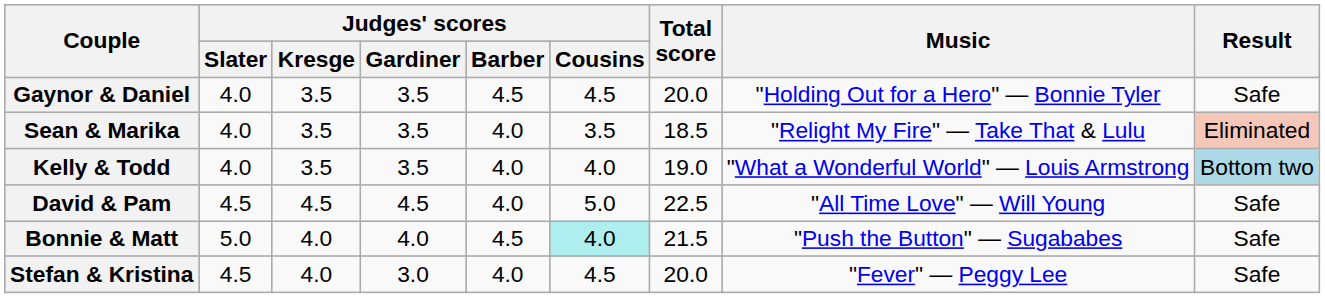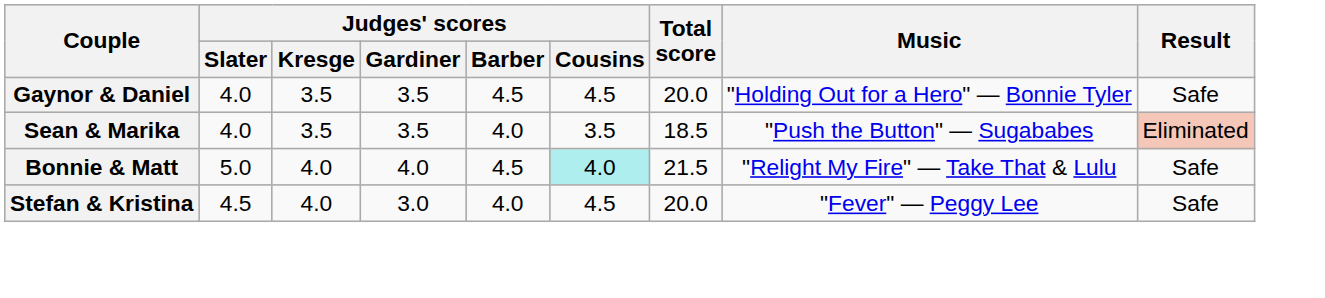(958, 131) "Relight My Fire" — Take That & Lulu -> (929, 131) "Push the Button" — Sugababes
- row: (102, 167)
- row: (102, 203)
(958, 239) "Push the Button" — Sugababes -> (929, 167) "Relight My Fire" — Take That & Lulu
